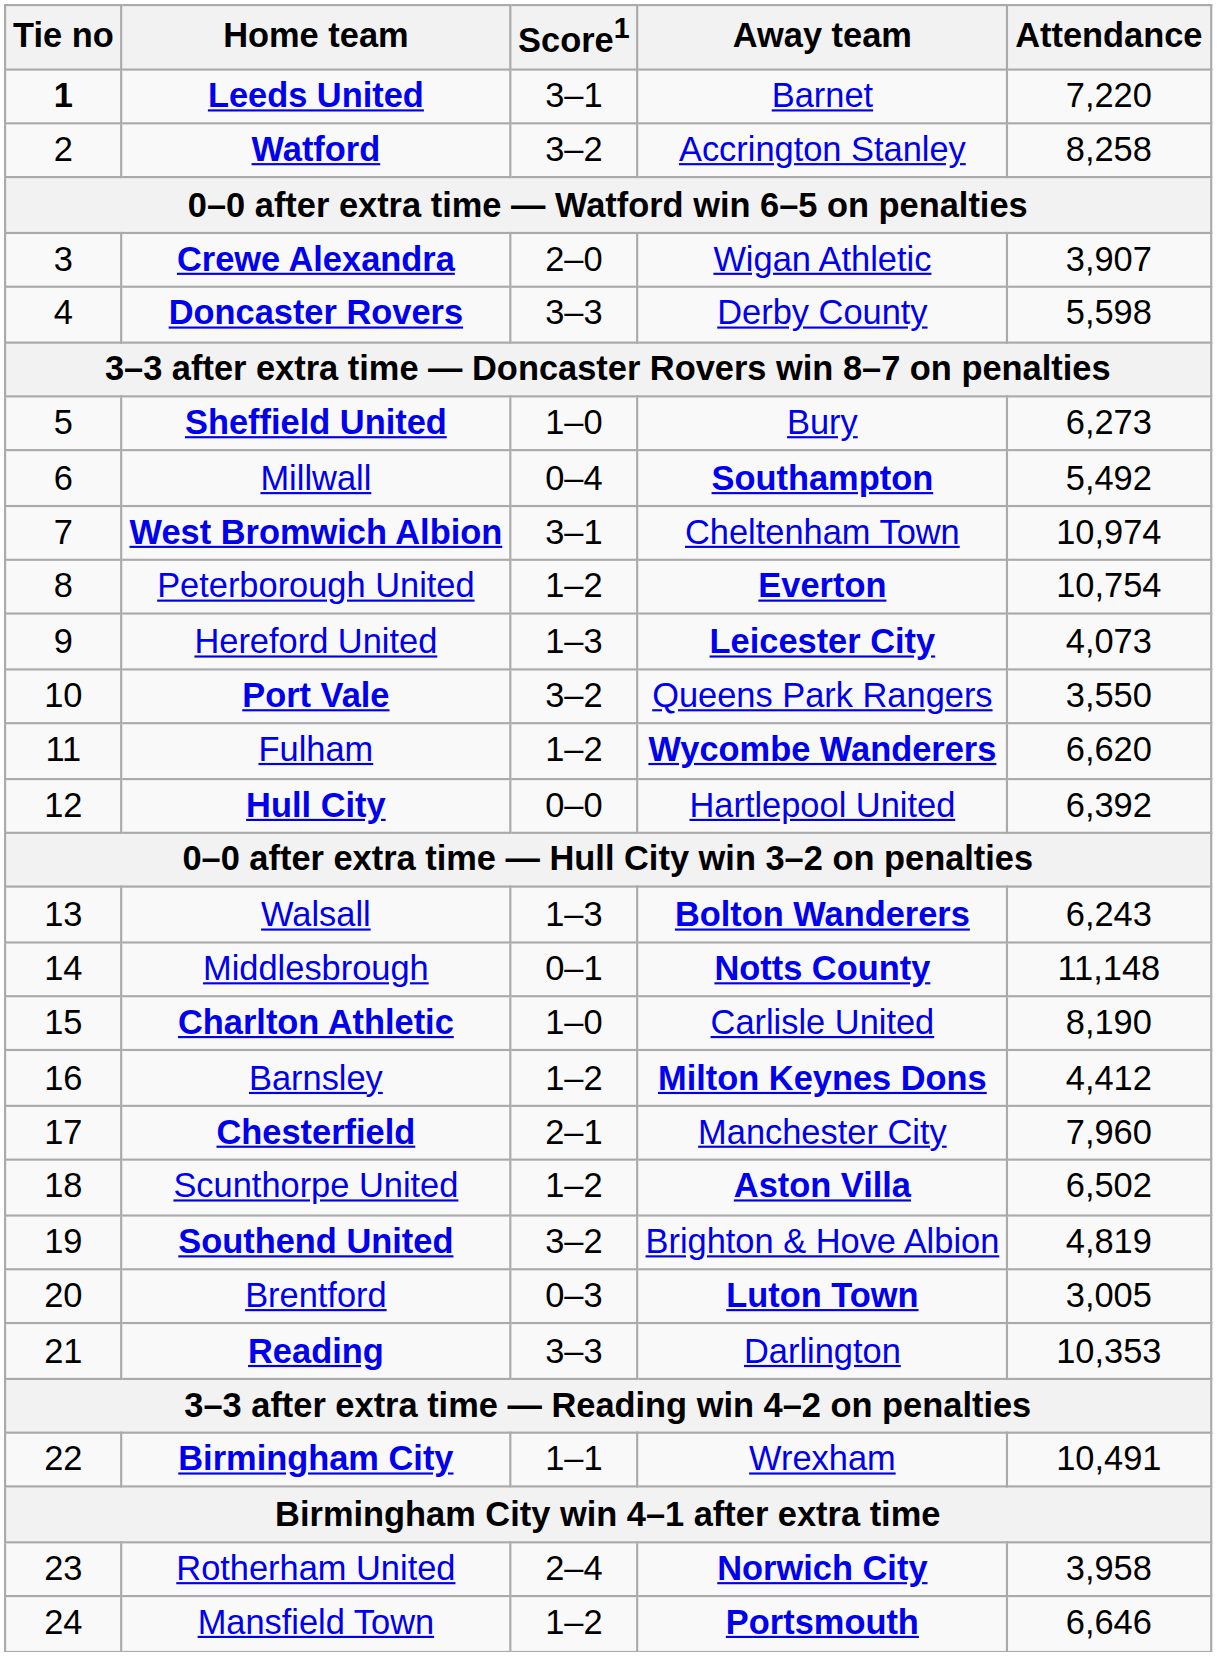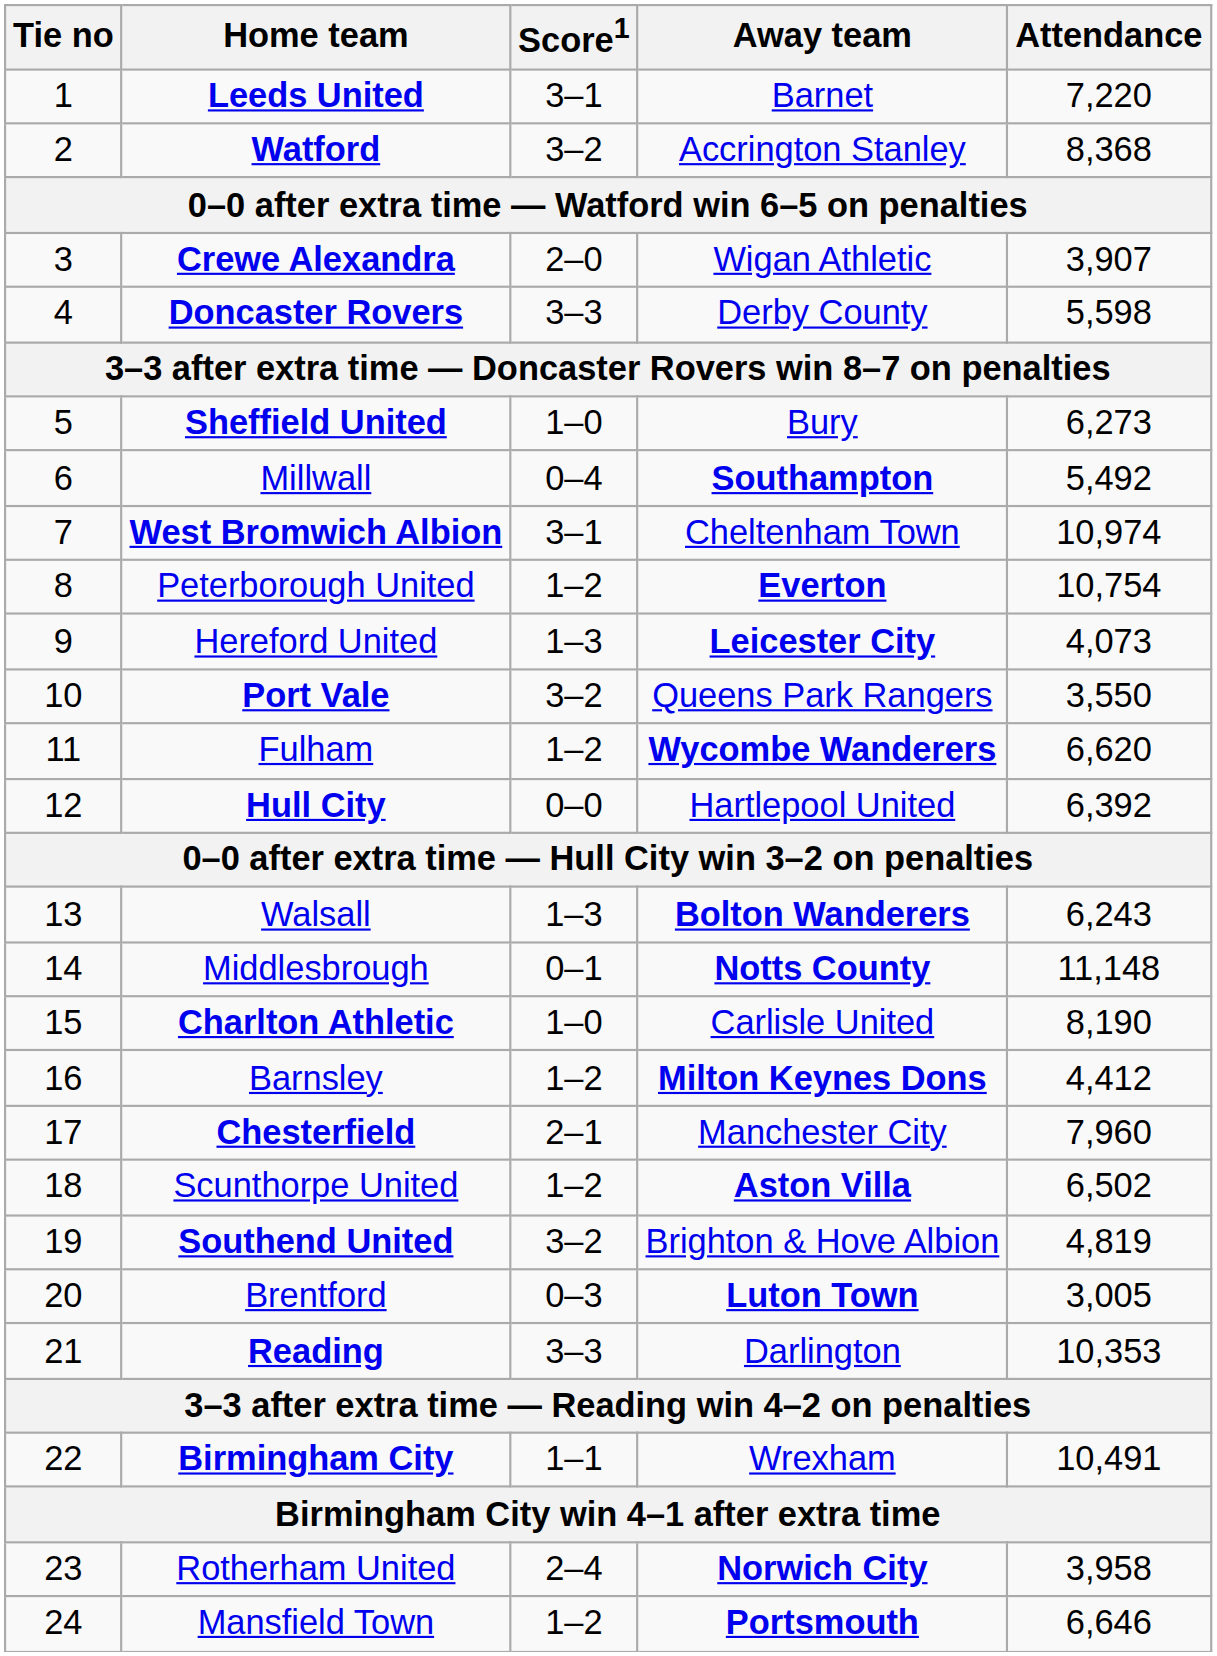(63, 95) bold -> (63, 95) normal
(1109, 150) 8,258 -> (1109, 150) 8,368
